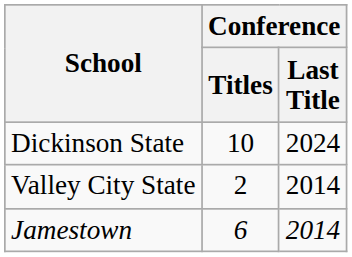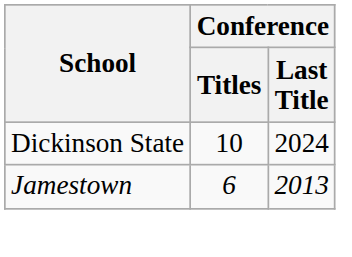- row: (103, 186)
(313, 229) 2014 -> (302, 186) 2013
